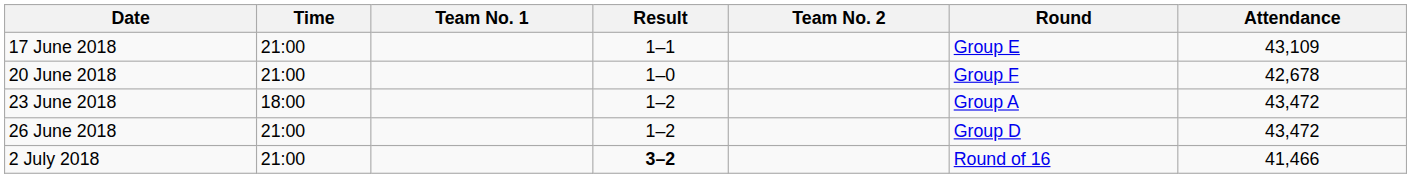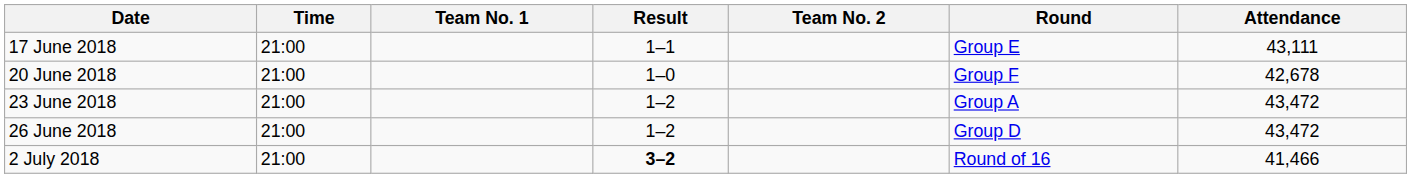(1292, 46) 43,109 -> (1292, 46) 43,111
(283, 103) 18:00 -> (283, 103) 21:00
